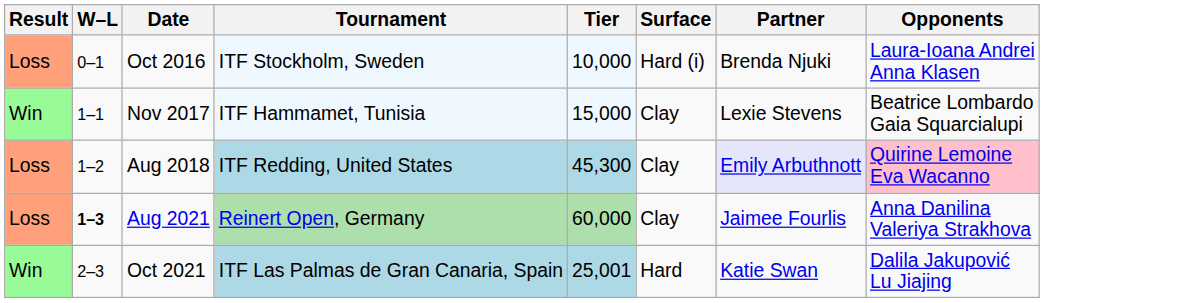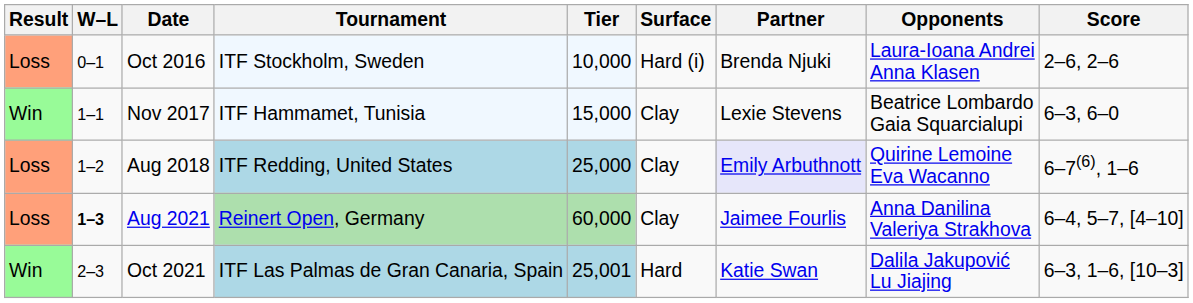+ column: (1114, 19)
(602, 166) 45,300 -> (602, 166) 25,000
(941, 166) pink background -> (941, 166) no background
